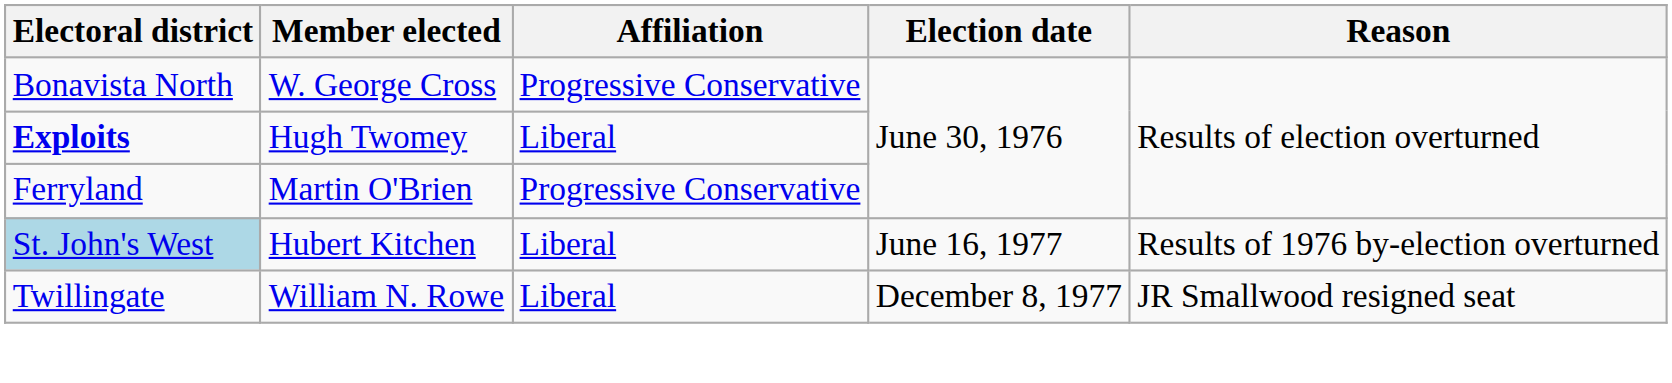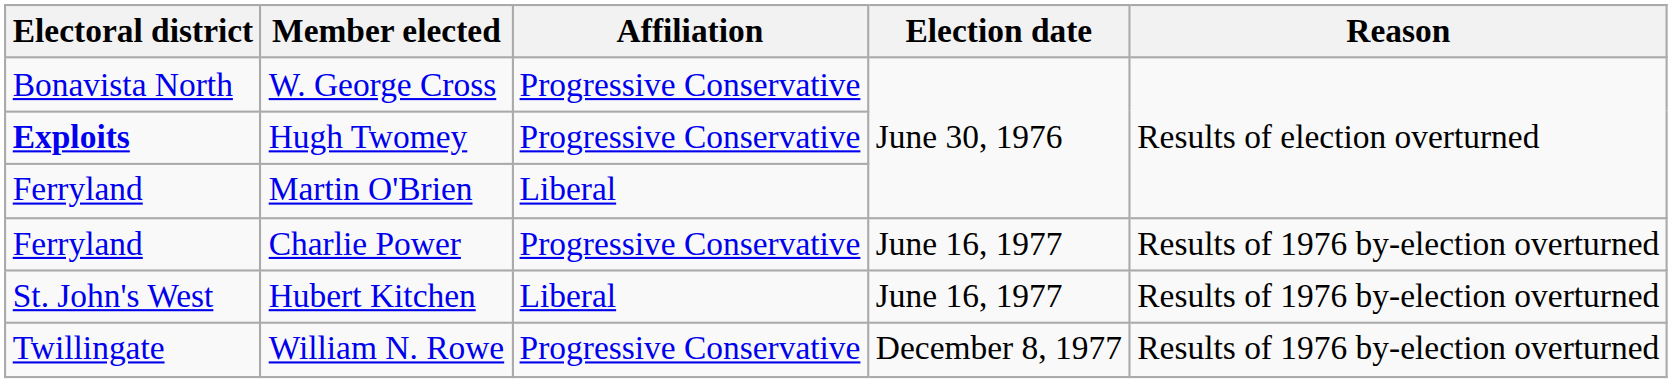(568, 137) Liberal -> (690, 137) Progressive Conservative
(690, 190) Progressive Conservative -> (568, 190) Liberal
+ row: (365, 243)
(113, 243) lightblue background -> (113, 296) no background
(568, 296) Liberal -> (690, 349) Progressive Conservative
(1326, 296) JR Smallwood resigned seat -> (1398, 349) Results of 1976 by-election overturned
